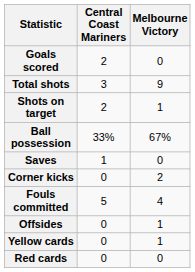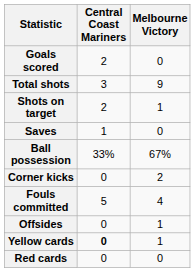rows swapped: (41, 160) <-> (41, 137)
(104, 241) normal -> (104, 241) bold
